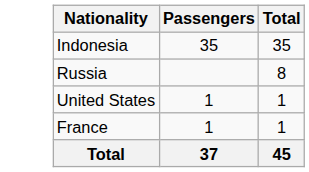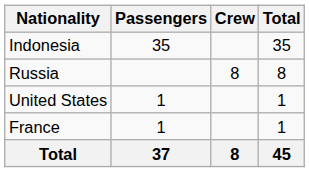+ column: (235, 19)
